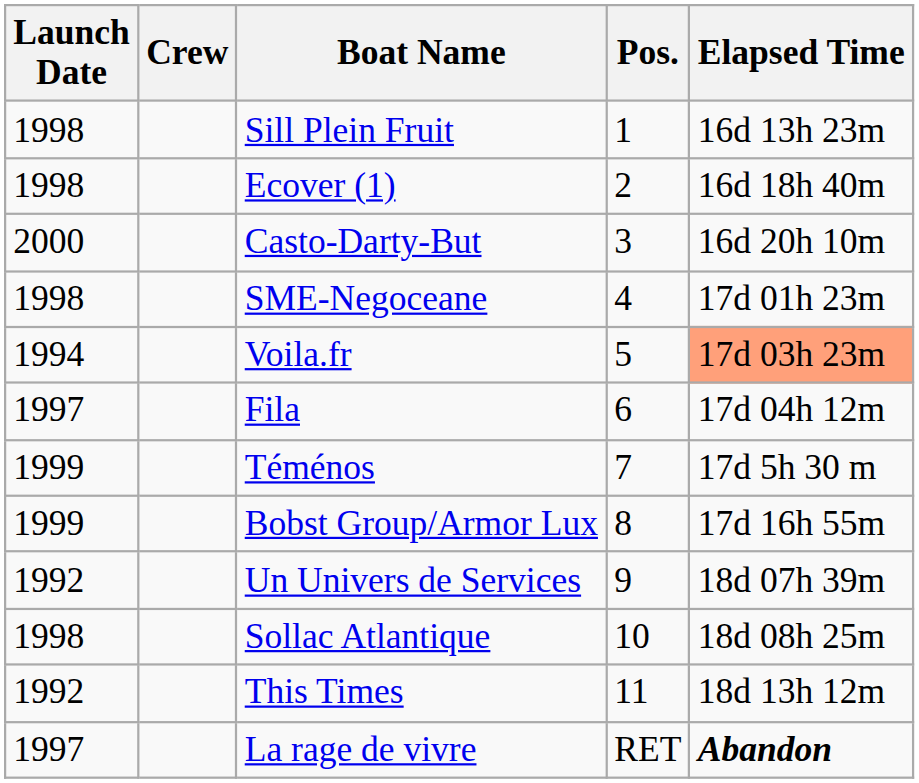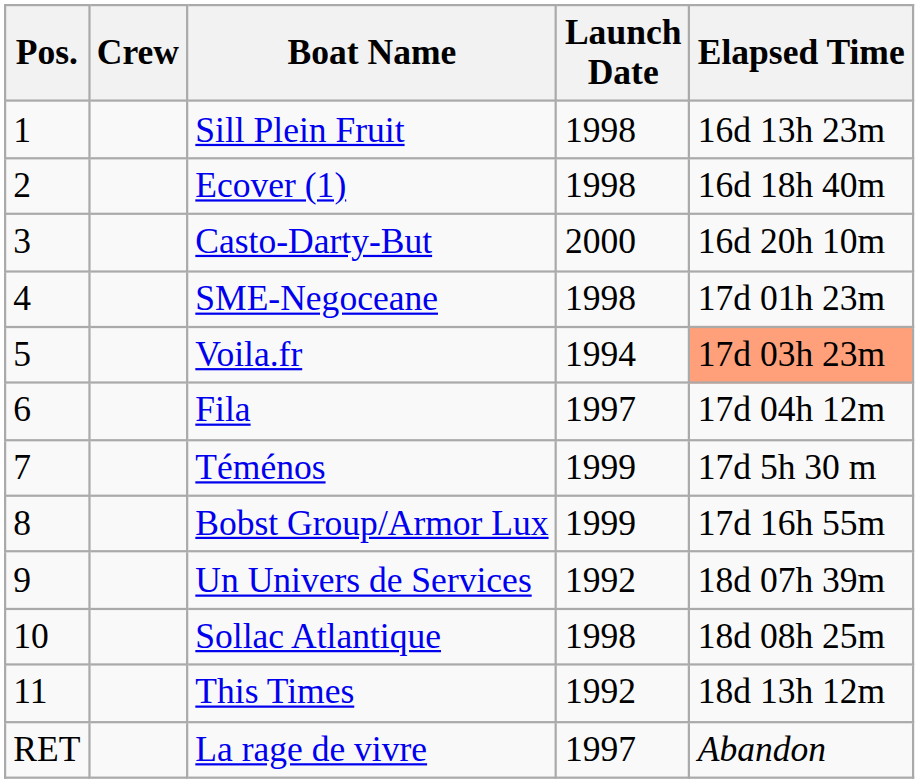columns swapped: (648, 52) <-> (72, 52)
(765, 748) bold -> (762, 748) normal
